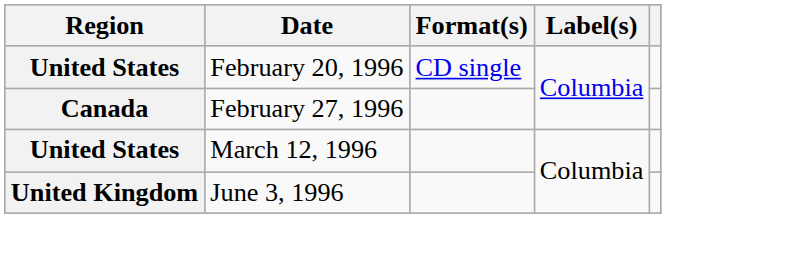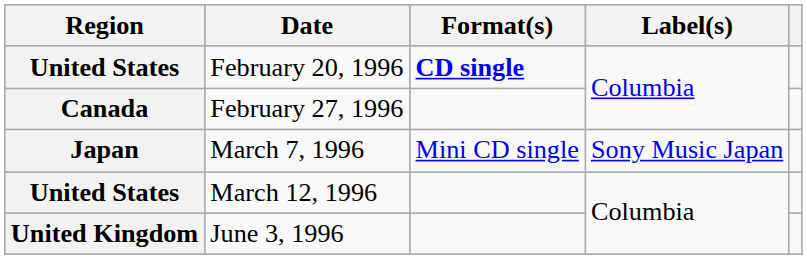(468, 66) normal -> (470, 66) bold
+ row: (287, 150)
